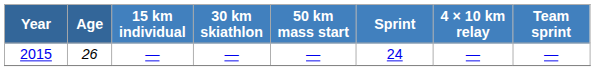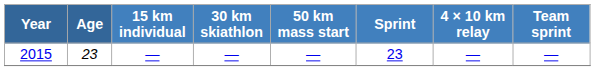(90, 55) 26 -> (90, 55) 23
(395, 55) 24 -> (395, 55) 23
